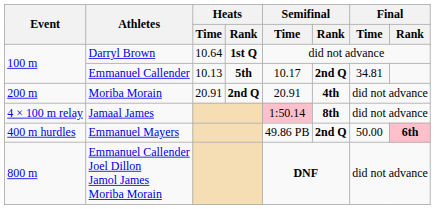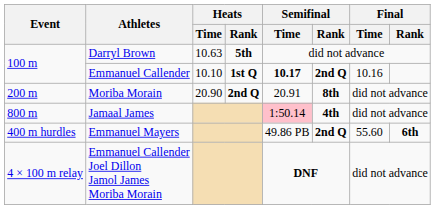(209, 54) 10.64 -> (209, 54) 10.63
(244, 54) 1st Q -> (244, 54) 5th
(209, 73) 10.13 -> (209, 73) 10.10
(244, 73) 5th -> (244, 73) 1st Q
(287, 73) normal -> (287, 73) bold
(369, 73) 34.81 -> (369, 73) 10.16
(209, 93) 20.91 -> (209, 93) 20.90
(331, 93) 4th -> (331, 93) 8th
(45, 113) 4 × 100 m relay -> (22, 113) 800 m
(331, 113) 8th -> (331, 113) 4th
(369, 133) 50.00 -> (369, 133) 55.60
(410, 133) pink background -> (410, 133) no background
(22, 173) 800 m -> (45, 173) 4 × 100 m relay
